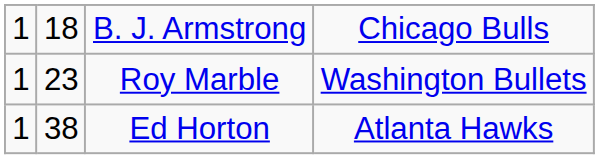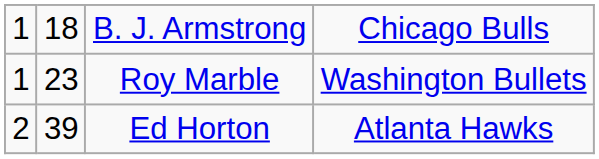(21, 128) 1 -> (21, 128) 2
(61, 128) 38 -> (61, 128) 39
